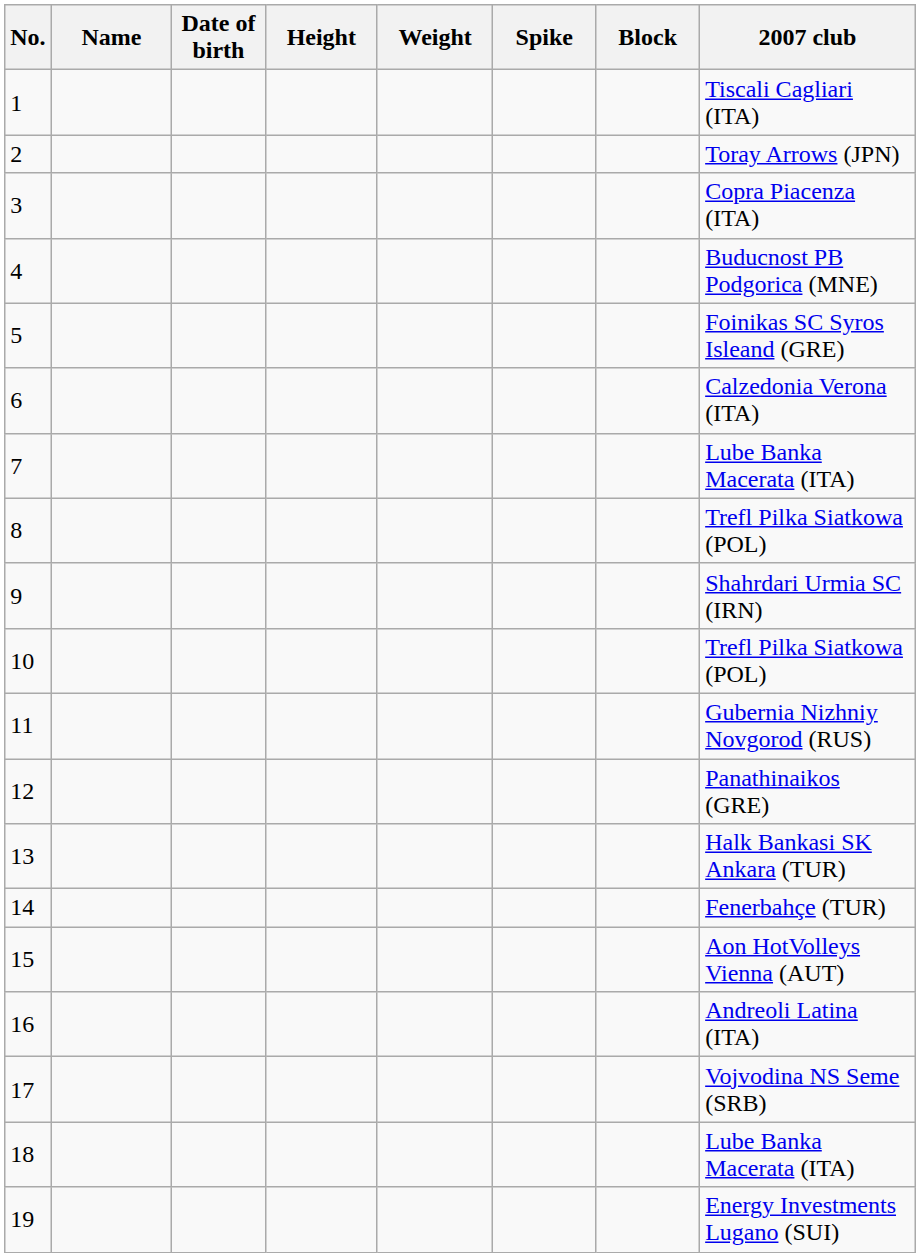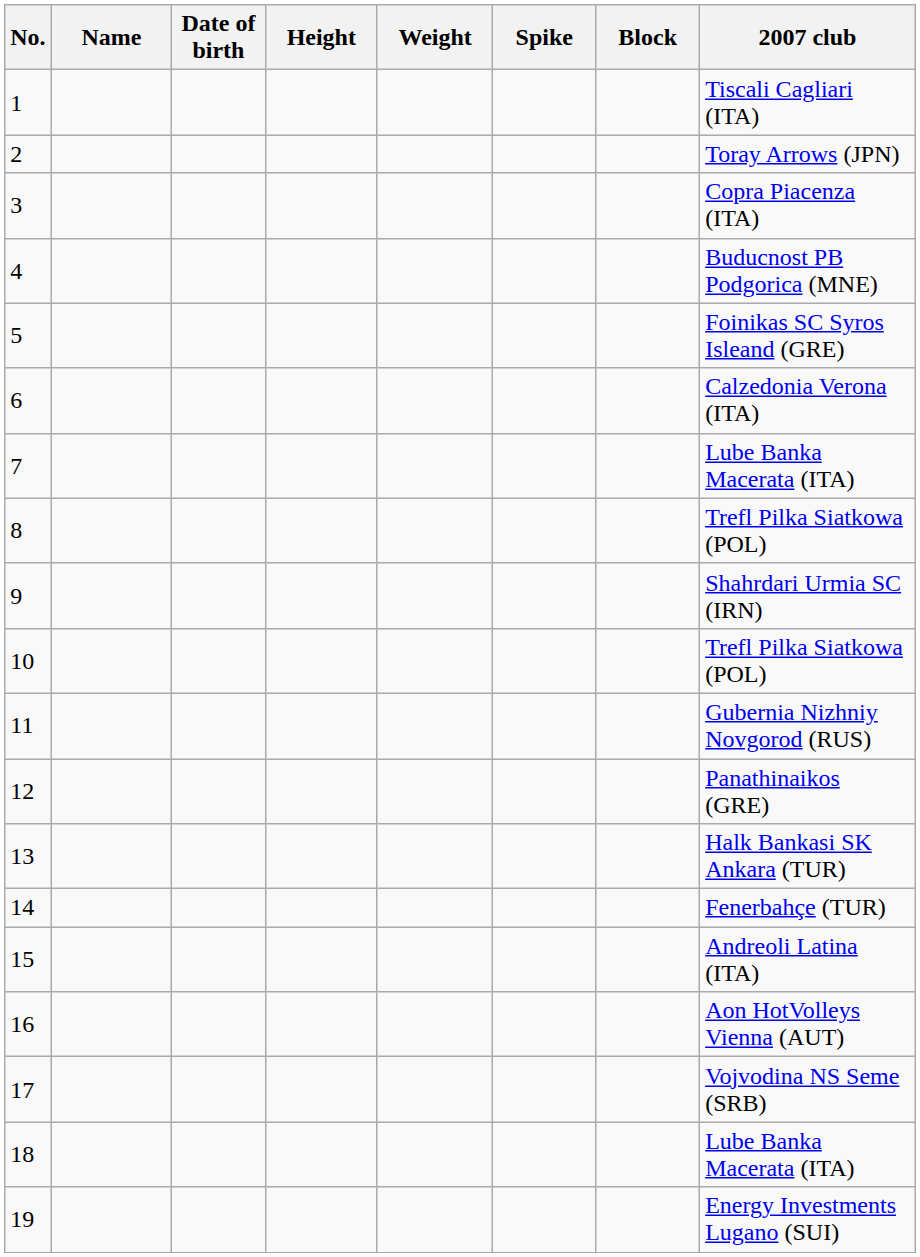(783, 958) Aon HotVolleys Vienna (AUT) -> (781, 958) Andreoli Latina (ITA)
(781, 1024) Andreoli Latina (ITA) -> (783, 1024) Aon HotVolleys Vienna (AUT)
